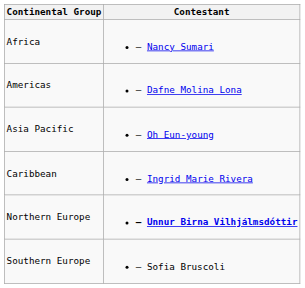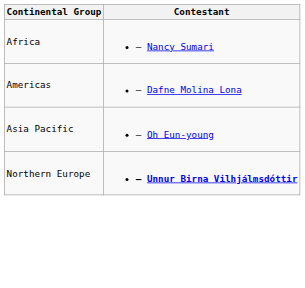- row: (32, 174)
- row: (48, 262)
